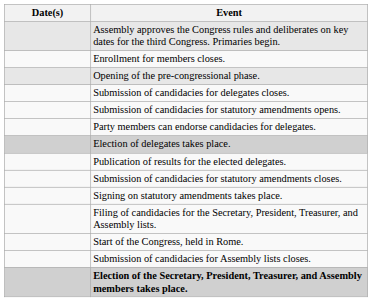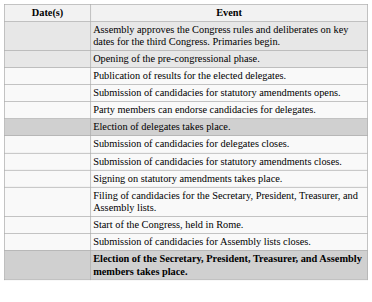- row: (159, 59)
rows swapped: (191, 93) <-> (190, 161)
